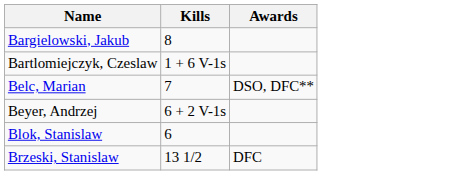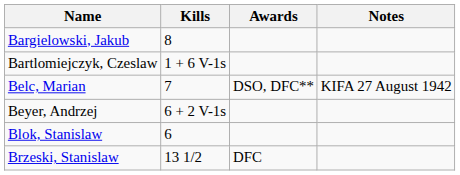+ column: (386, 16)
